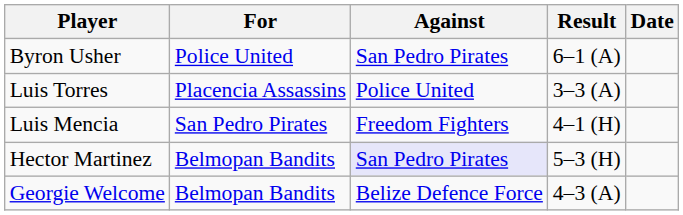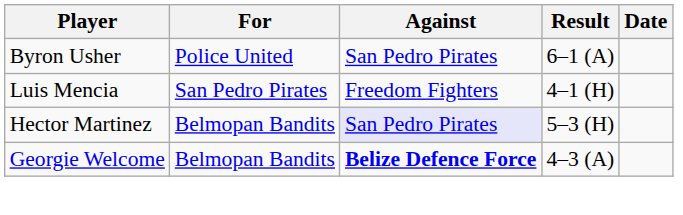- row: (59, 90)
(449, 192) normal -> (441, 158) bold
